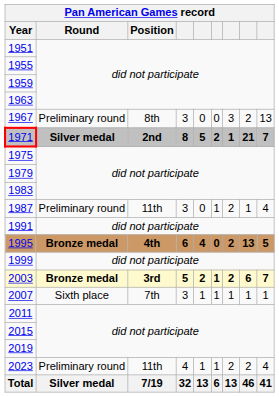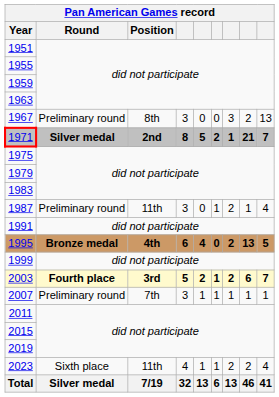(82, 278) Bronze medal -> (82, 278) Fourth place
(82, 296) Sixth place -> (82, 296) Preliminary round
(82, 366) Preliminary round -> (82, 366) Sixth place
